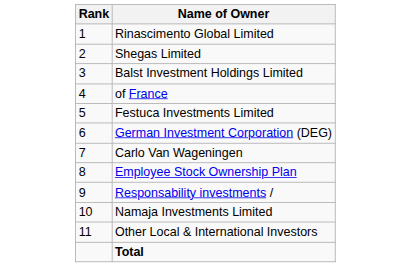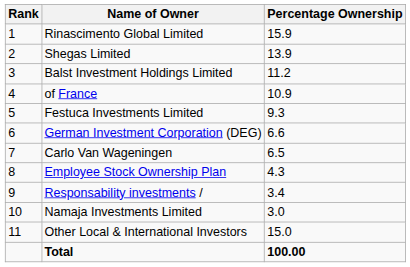+ column: (335, 14)
